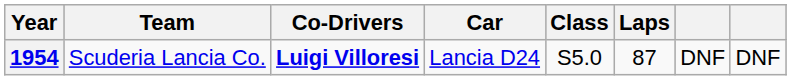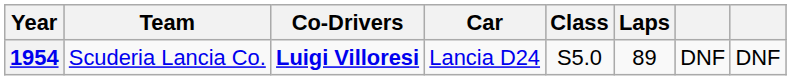(644, 57) 87 -> (644, 57) 89
